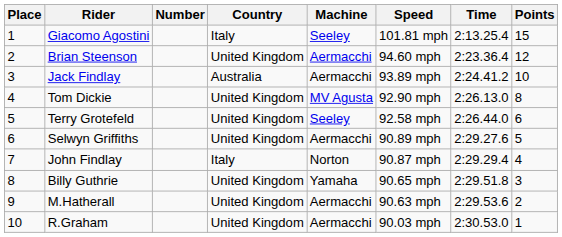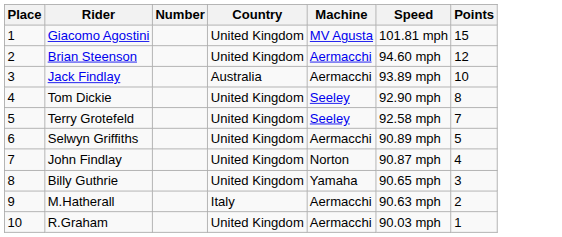- column: (481, 15)
(223, 36) Italy -> (257, 36) United Kingdom
(330, 36) Seeley -> (341, 36) MV Agusta
(341, 98) MV Agusta -> (330, 98) Seeley
(518, 118) 6 -> (458, 118) 7
(223, 160) Italy -> (257, 160) United Kingdom
(257, 201) United Kingdom -> (223, 201) Italy
